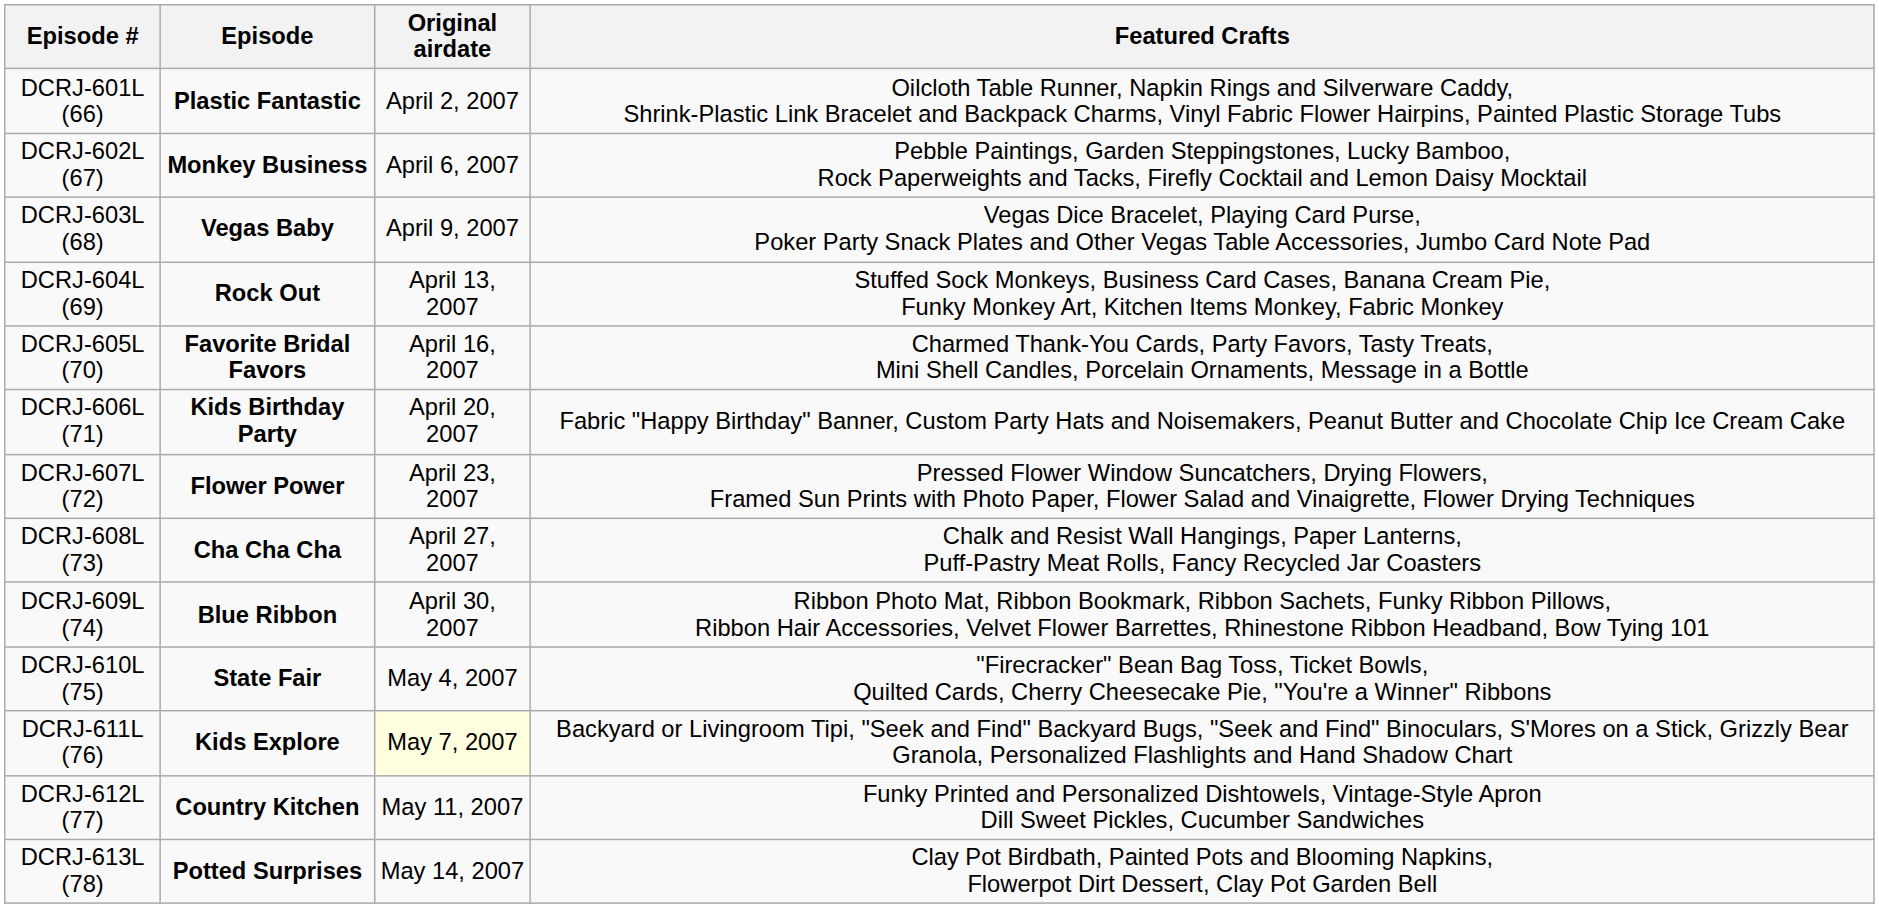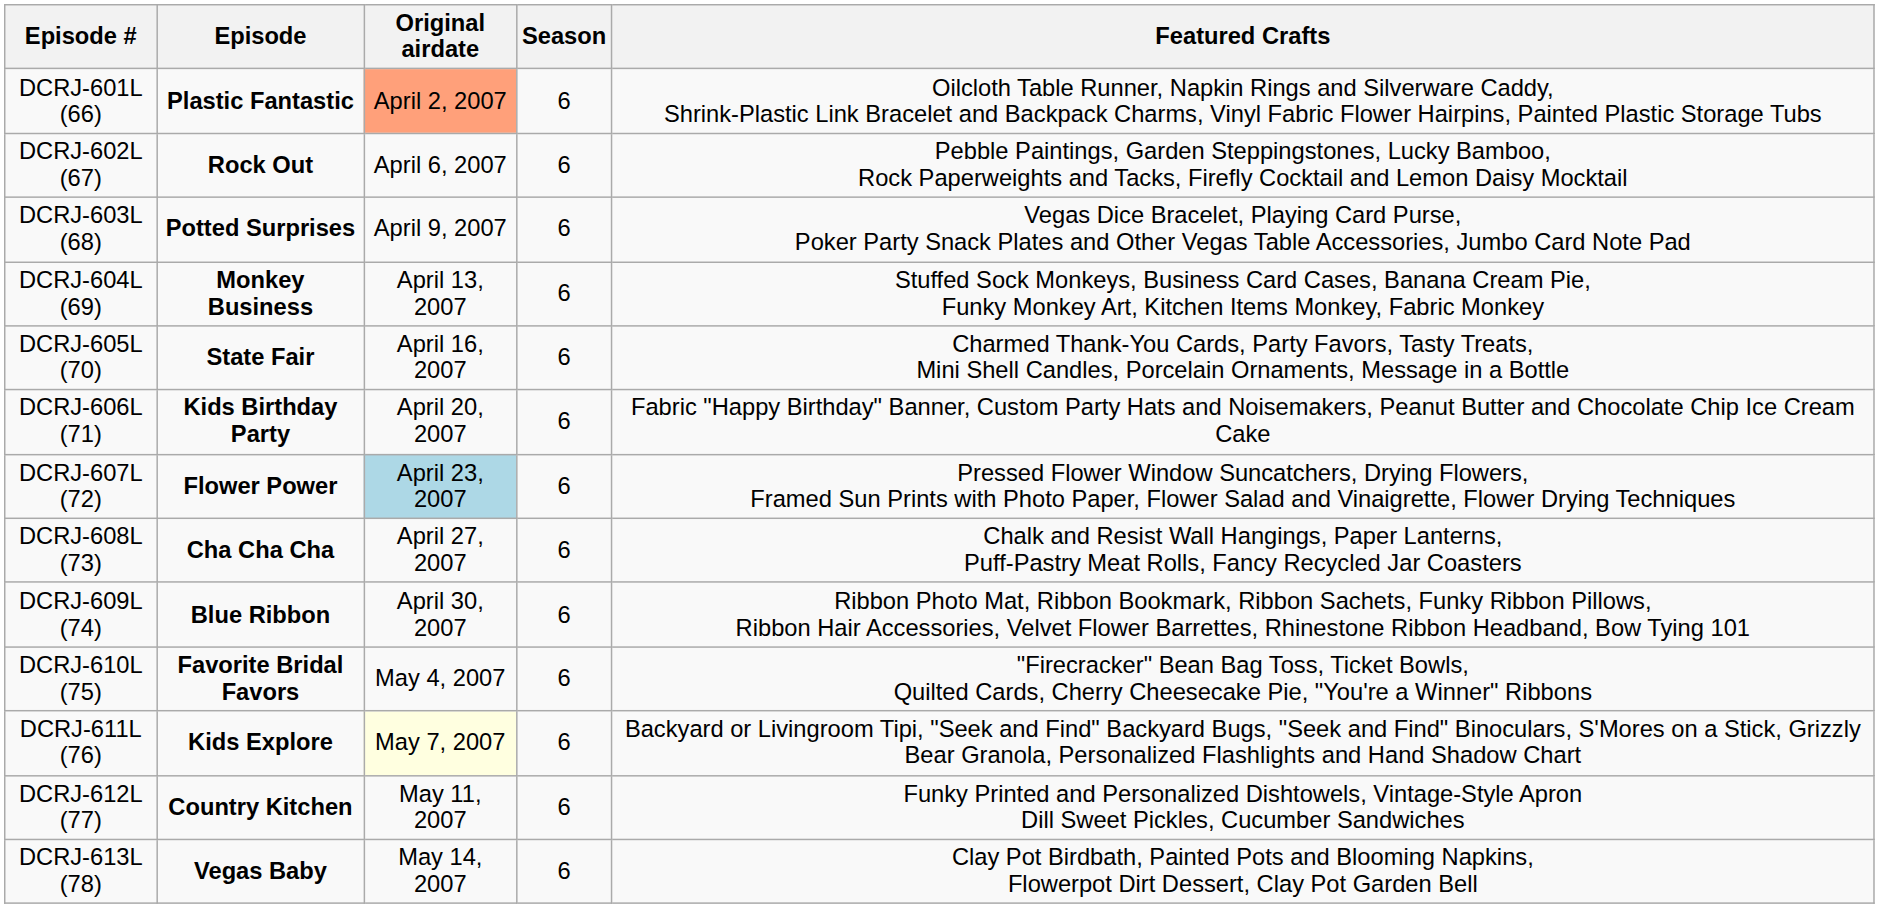+ column: (564, 36)
(452, 100) no background -> (440, 100) lightsalmon background
(267, 164) Monkey Business -> (260, 164) Rock Out
(267, 229) Vegas Baby -> (260, 229) Potted Surprises
(267, 293) Rock Out -> (260, 293) Monkey Business
(267, 357) Favorite Bridal Favors -> (260, 357) State Fair
(452, 485) no background -> (440, 485) lightblue background
(267, 678) State Fair -> (260, 678) Favorite Bridal Favors
(267, 871) Potted Surprises -> (260, 871) Vegas Baby
